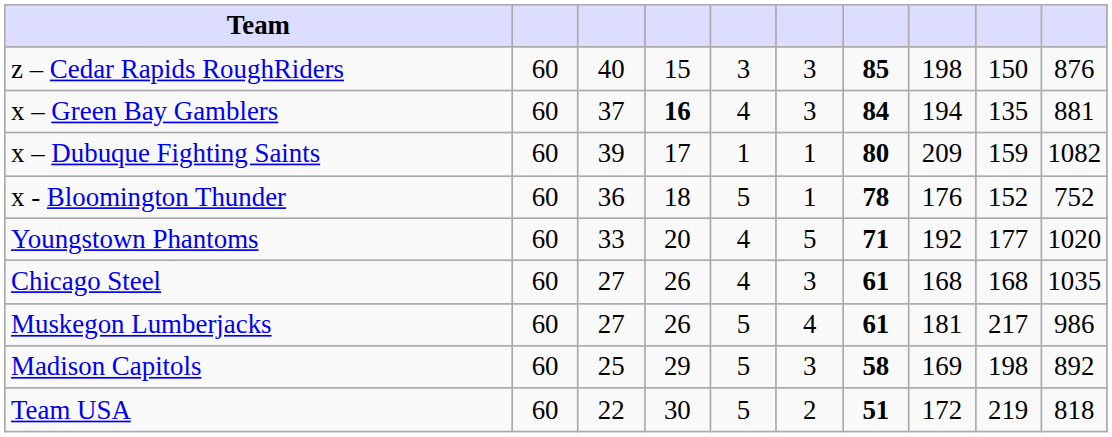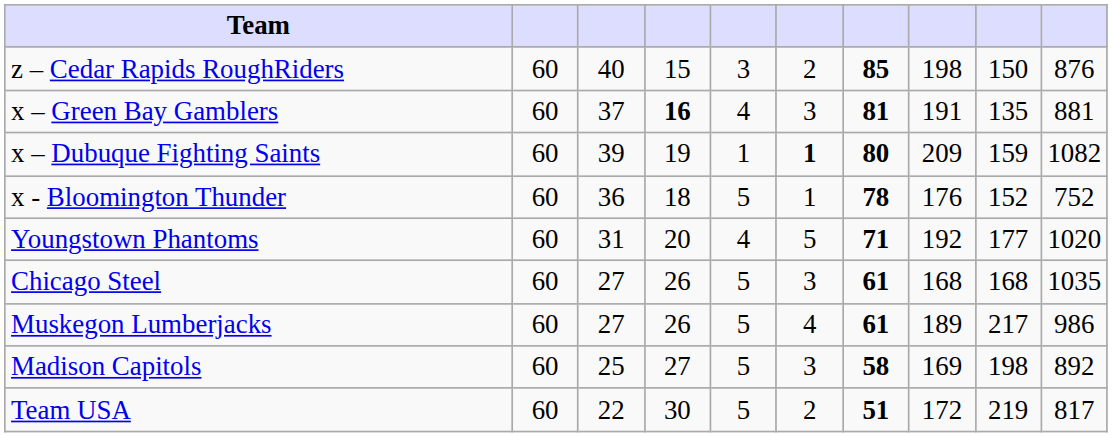(810, 68) 3 -> (810, 68) 2
(876, 111) 84 -> (876, 111) 81
(942, 111) 194 -> (942, 111) 191
(677, 153) 17 -> (677, 153) 19
(810, 153) normal -> (810, 153) bold
(611, 238) 33 -> (611, 238) 31
(744, 281) 4 -> (744, 281) 5
(942, 324) 181 -> (942, 324) 189
(677, 366) 29 -> (677, 366) 27
(1074, 409) 818 -> (1074, 409) 817
